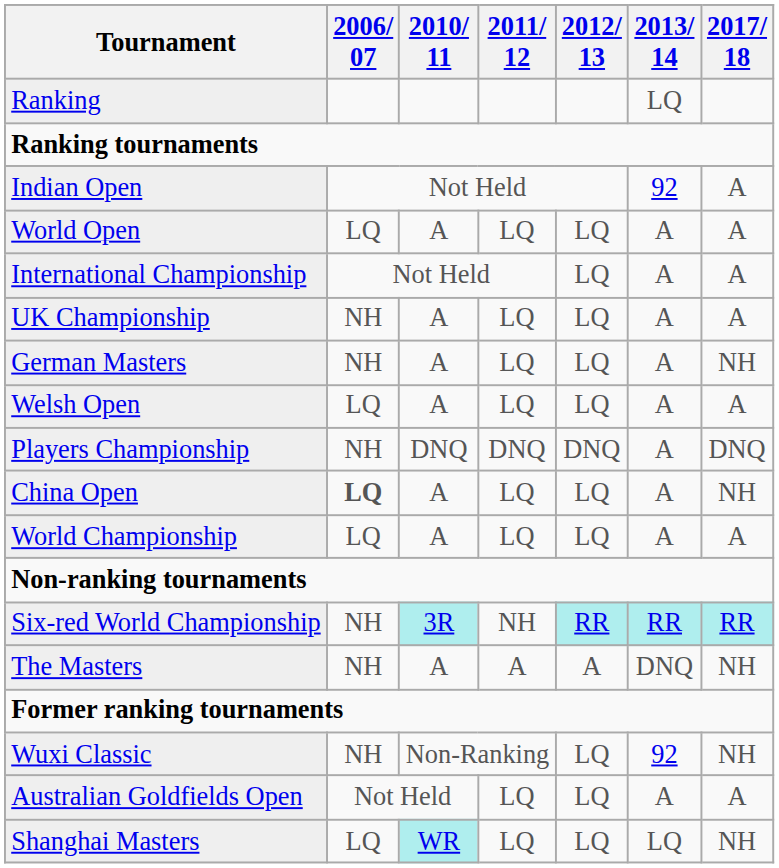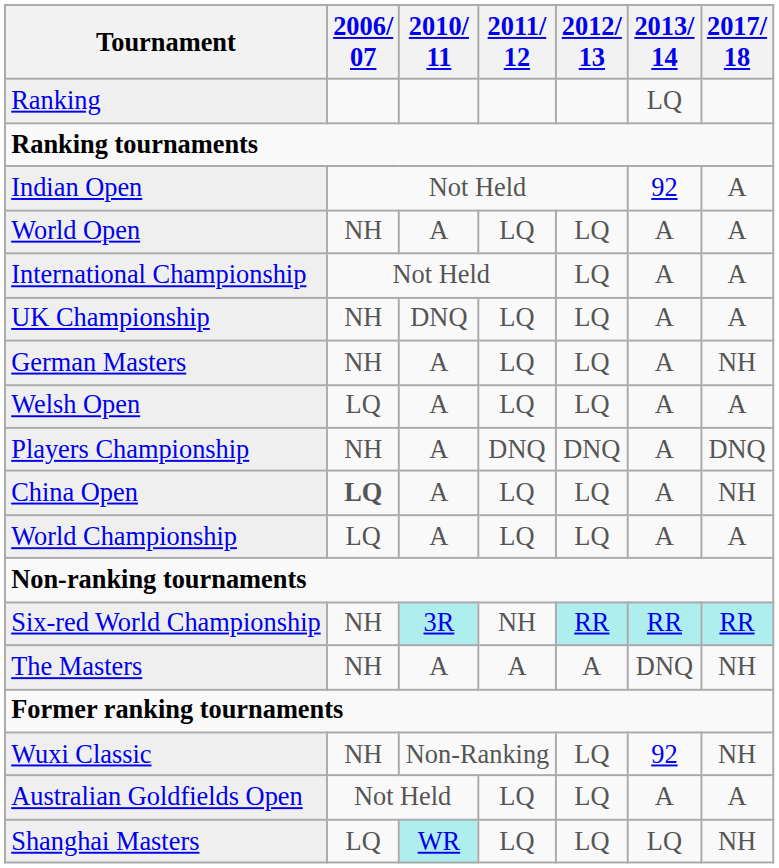(363, 231) LQ -> (363, 231) NH
(439, 318) A -> (439, 318) DNQ
(439, 448) DNQ -> (439, 448) A
